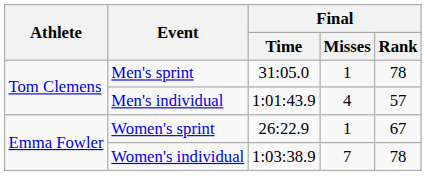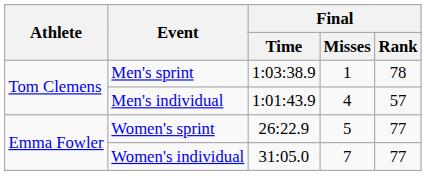(284, 73) 31:05.0 -> (284, 73) 1:03:38.9
(347, 128) 1 -> (347, 128) 5
(398, 128) 67 -> (398, 128) 77
(284, 156) 1:03:38.9 -> (284, 156) 31:05.0
(398, 156) 78 -> (398, 156) 77
